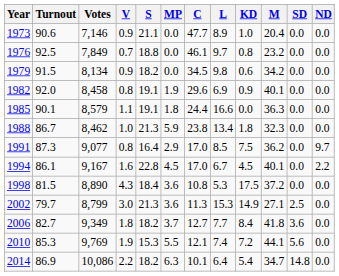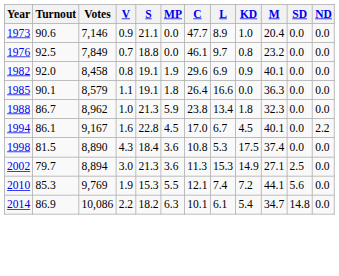- row: (19, 71)
(197, 109) 24.4 -> (197, 90) 26.4
(95, 128) 8,462 -> (95, 109) 8,962
- row: (19, 147)
(274, 185) 37.2 -> (274, 147) 37.4
(95, 204) 8,799 -> (95, 166) 8,894
- row: (19, 223)
(220, 261) 6.4 -> (220, 204) 6.1
